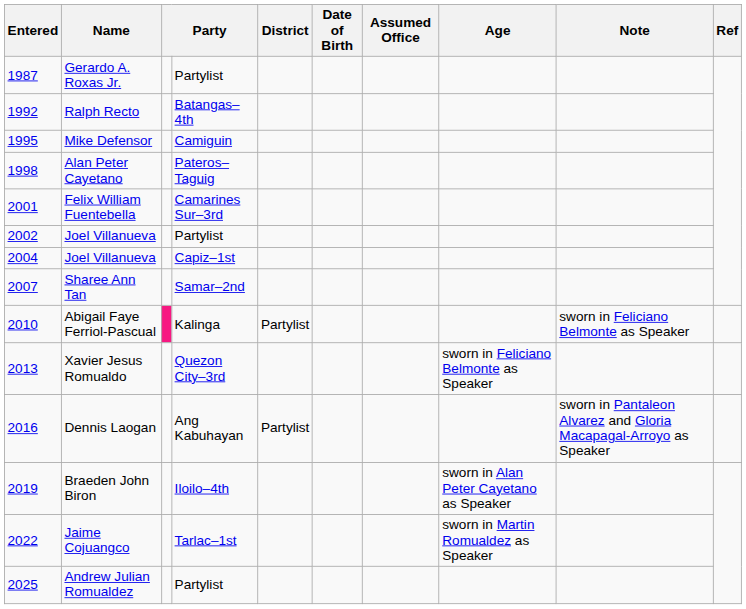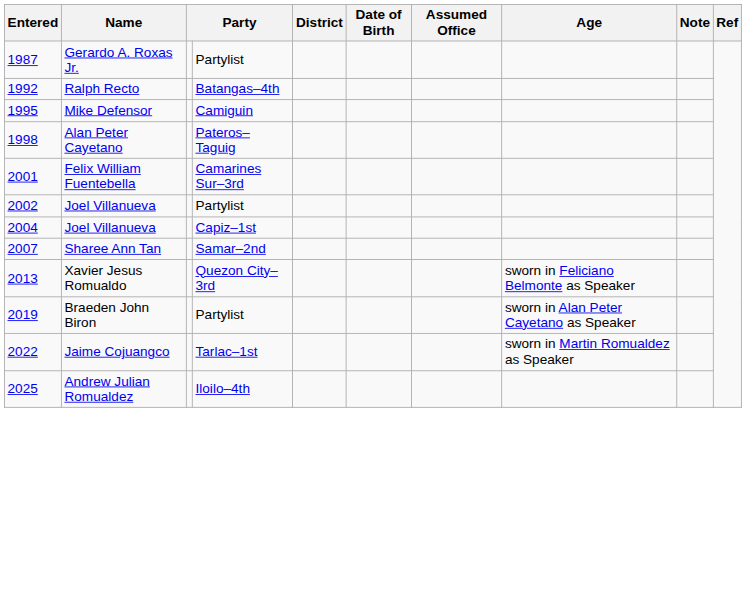- row: (23, 324)
- row: (23, 428)
(202, 488) Iloilo–4th -> (220, 315) Partylist
(199, 584) Partylist -> (223, 388) Iloilo–4th
